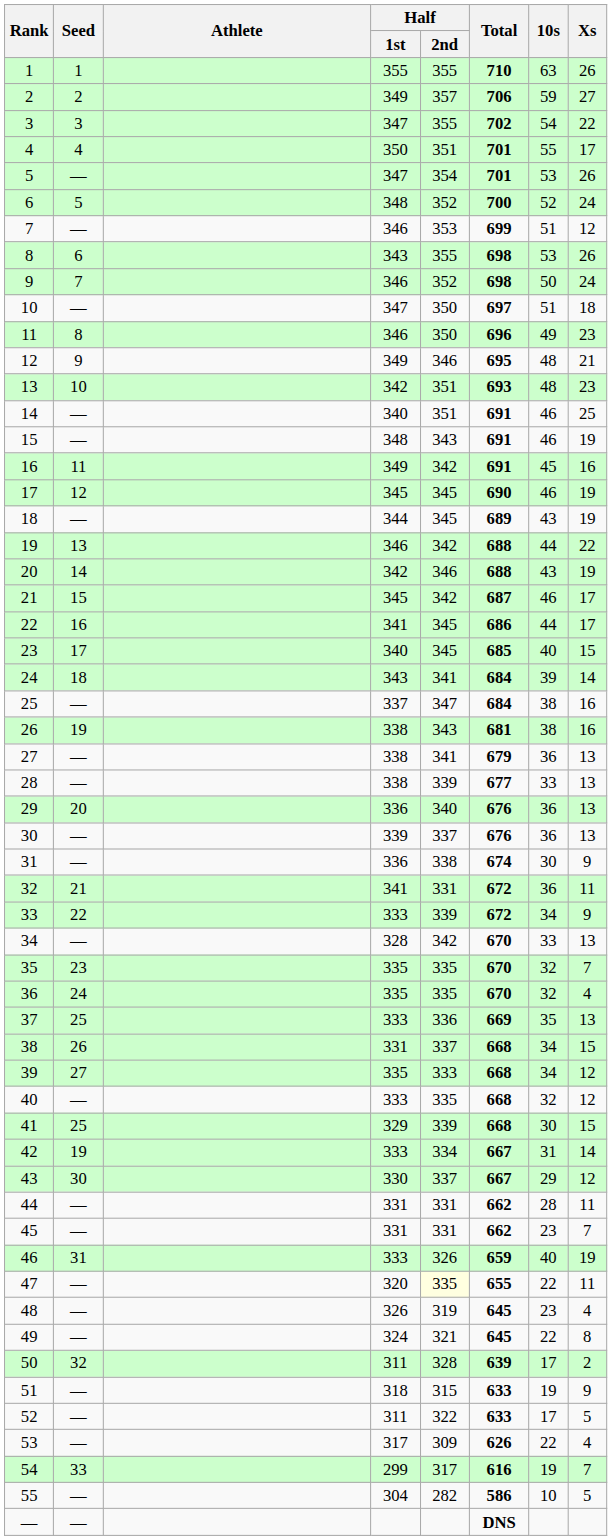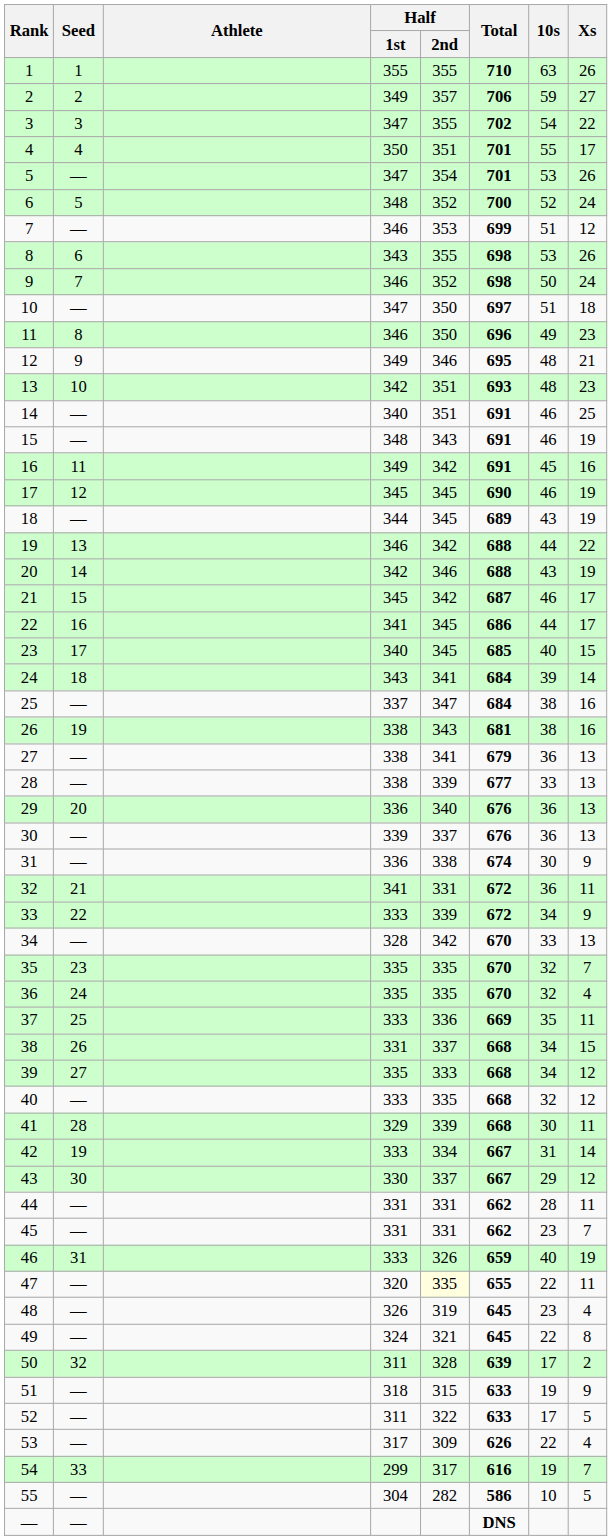(587, 1020) 13 -> (587, 1020) 11
(78, 1126) 25 -> (78, 1126) 28
(587, 1126) 15 -> (587, 1126) 11
